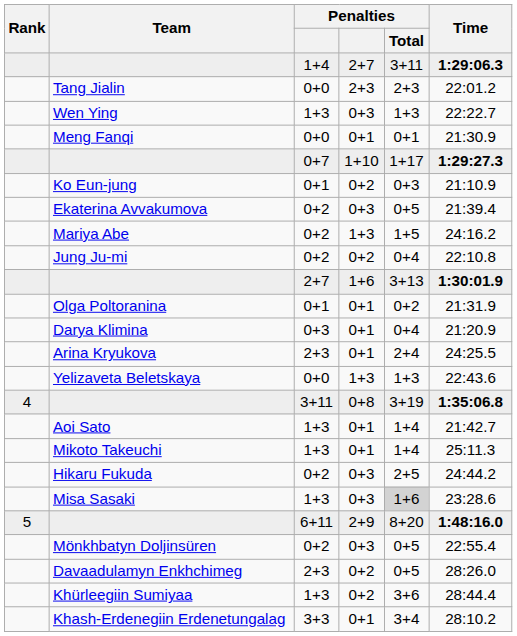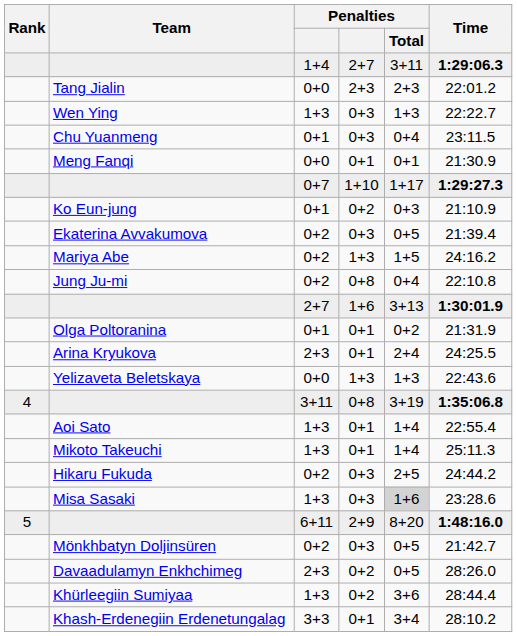+ row: (105, 137)
(361, 257) 0+2 -> (361, 281) 0+8
- row: (100, 329)
(471, 426) 21:42.7 -> (471, 426) 22:55.4
(471, 546) 22:55.4 -> (471, 546) 21:42.7
